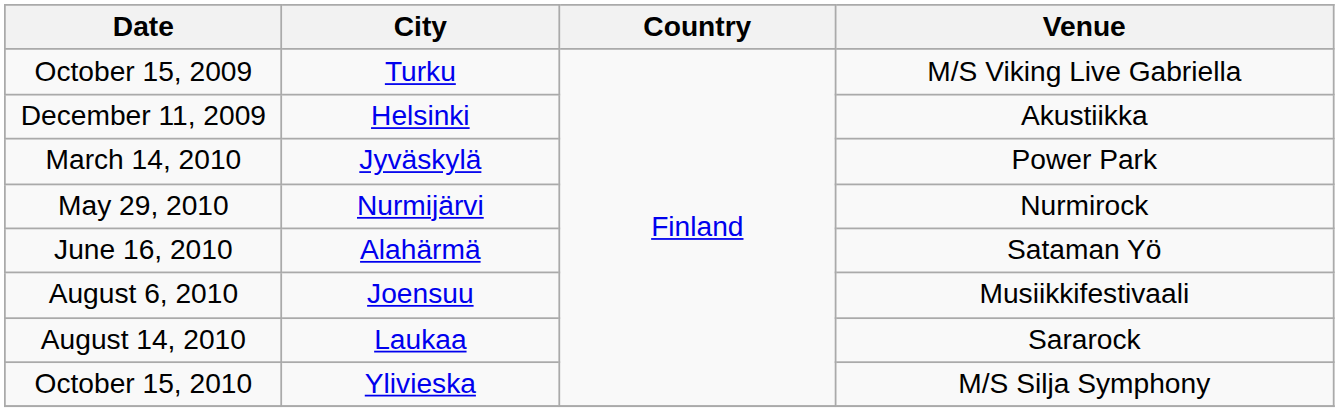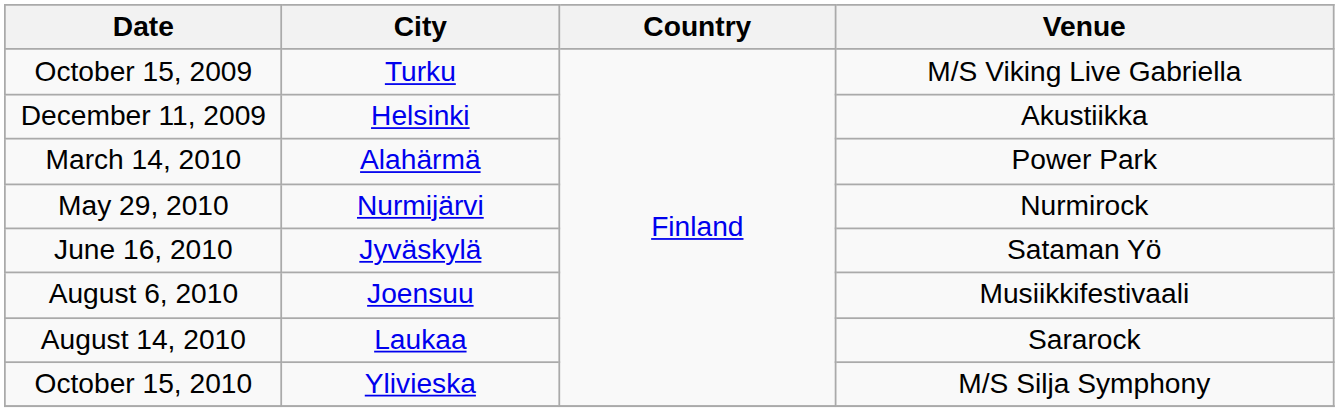(420, 160) Jyväskylä -> (420, 160) Alahärmä
(420, 250) Alahärmä -> (420, 250) Jyväskylä
